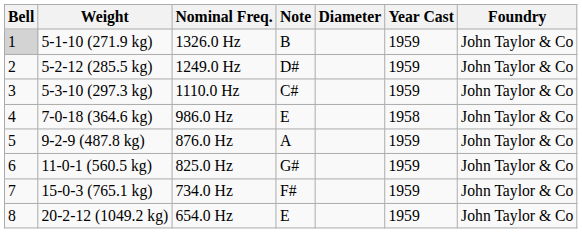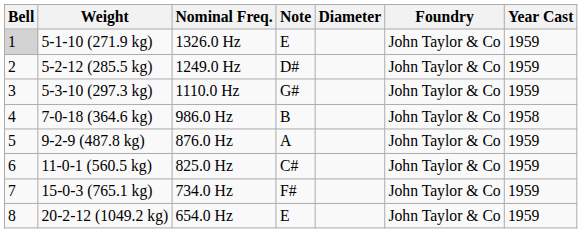columns swapped: (421, 16) <-> (517, 16)
(285, 41) B -> (285, 41) E
(289, 91) C# -> (290, 91) G#
(285, 116) E -> (285, 116) B
(290, 166) G# -> (289, 166) C#
